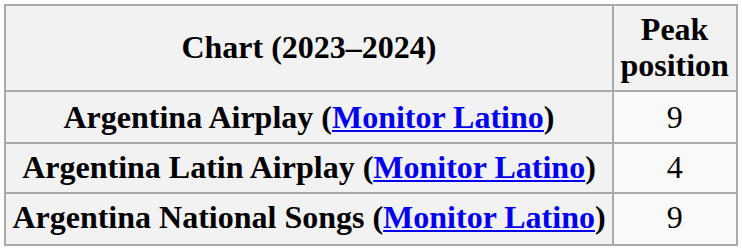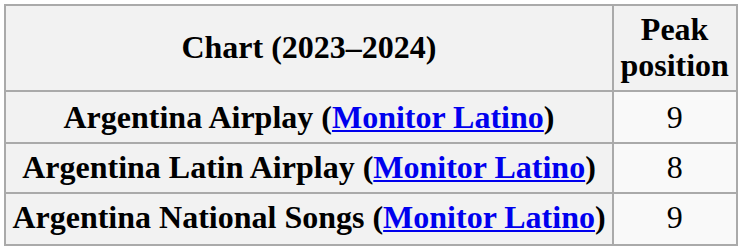(675, 167) 4 -> (675, 167) 8
